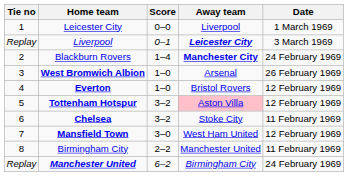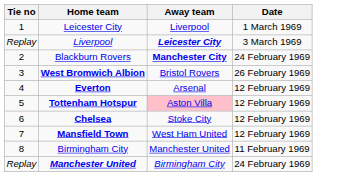- column: (163, 12)
(221, 73) Arsenal -> (190, 73) Bristol Rovers
(221, 88) Bristol Rovers -> (190, 88) Arsenal
(303, 118) 11 February 1969 -> (272, 118) 12 February 1969
